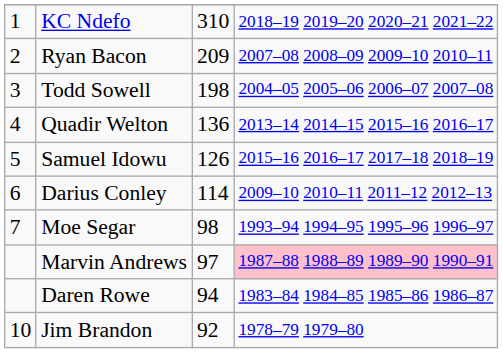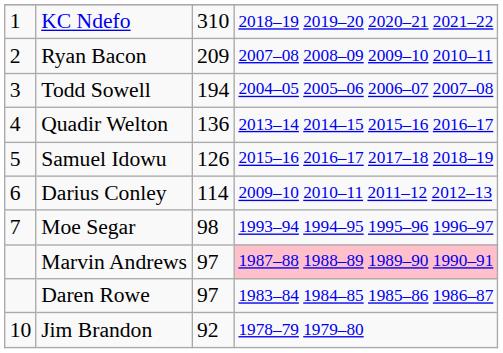(213, 90) 198 -> (213, 90) 194
(208, 295) 94 -> (208, 295) 97
